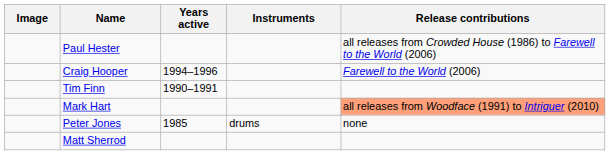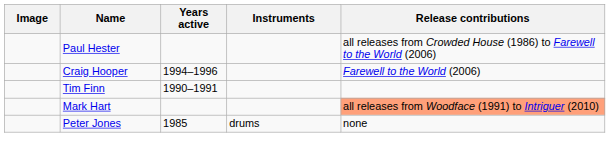- row: (94, 141)
